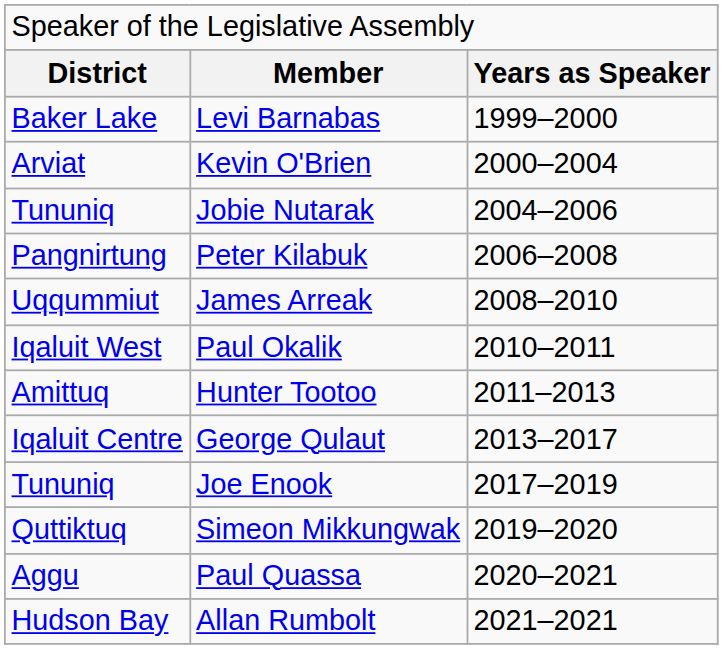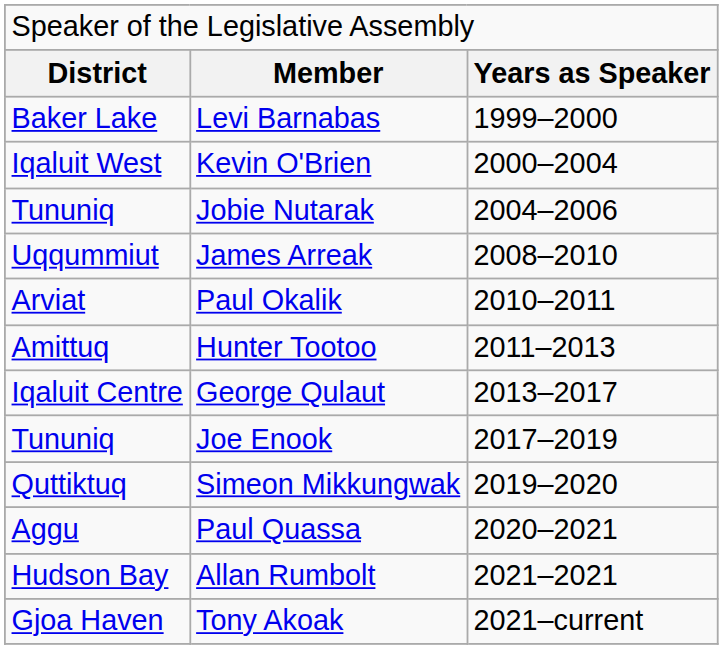(48, 164) Arviat -> (87, 164) Iqaluit West
- row: (282, 255)
(87, 347) Iqaluit West -> (48, 301) Arviat
+ row: (270, 621)
